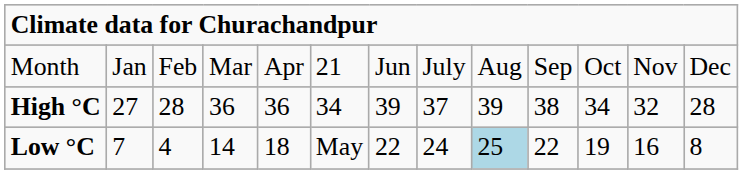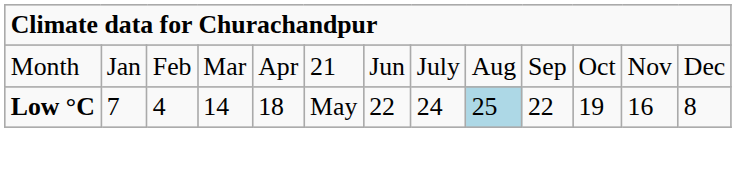- row: (56, 106)
